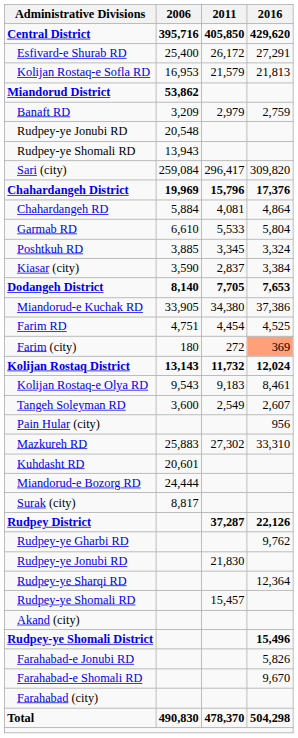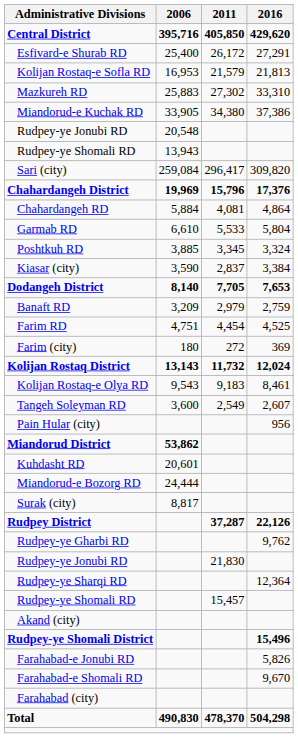rows swapped: (52, 444) <-> (59, 92)
rows swapped: (80, 307) <-> (44, 111)
(281, 346) lightsalmon background -> (281, 346) no background
